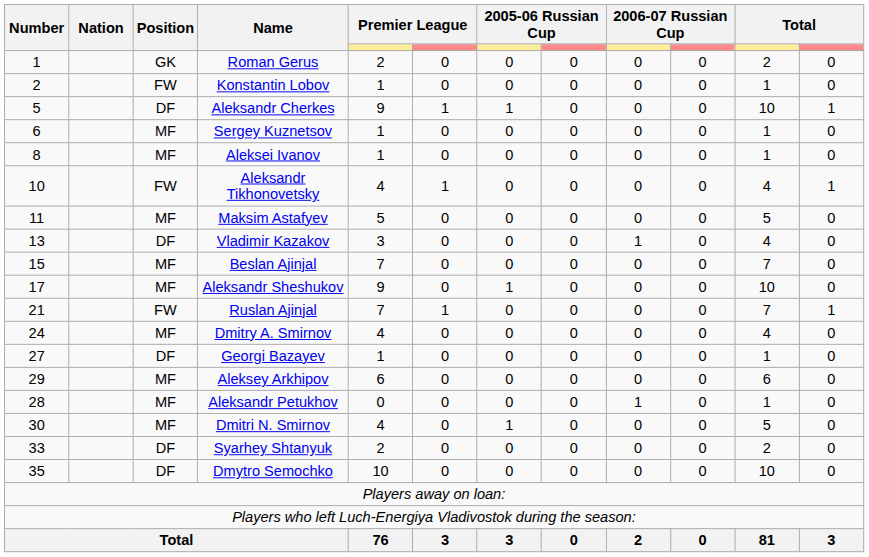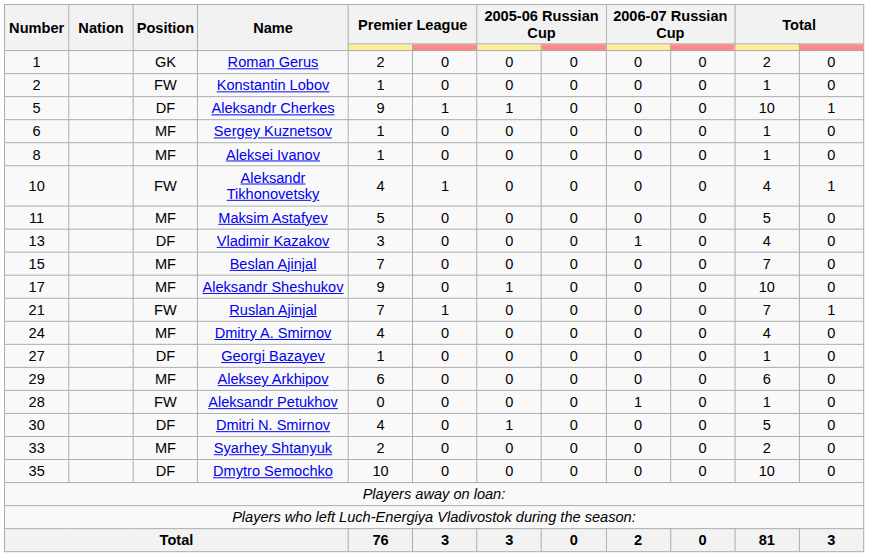(165, 402) MF -> (165, 402) FW
(165, 425) MF -> (165, 425) DF
(165, 448) DF -> (165, 448) MF
